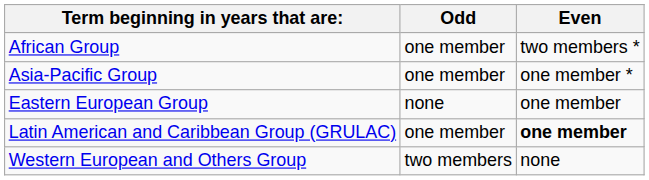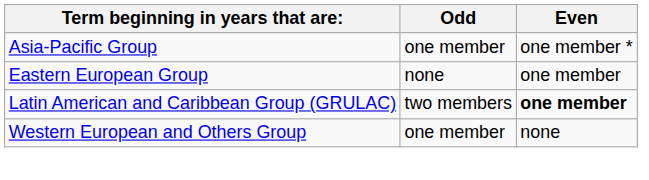- row: (64, 47)
(455, 132) one member -> (458, 103) two members
(458, 160) two members -> (455, 132) one member
